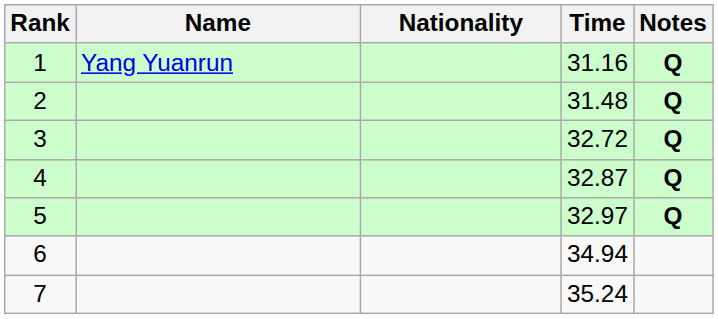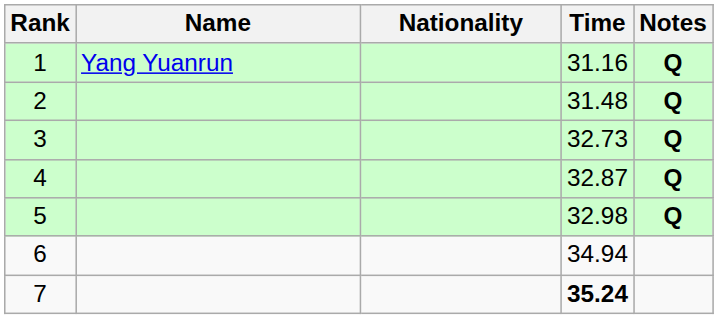(598, 139) 32.72 -> (598, 139) 32.73
(598, 216) 32.97 -> (598, 216) 32.98
(598, 293) normal -> (598, 293) bold
